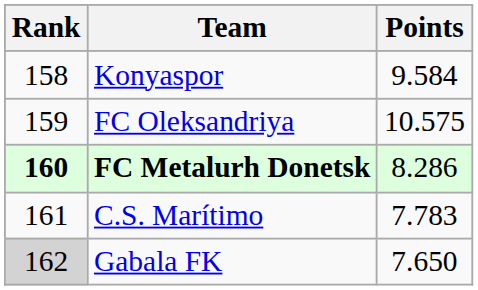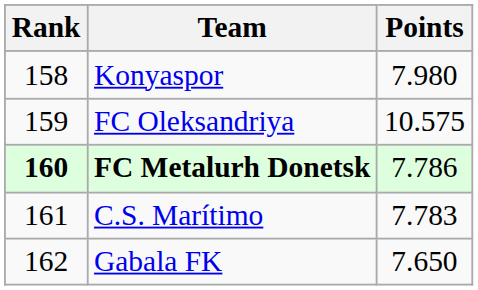(424, 74) 9.584 -> (424, 74) 7.980
(424, 167) 8.286 -> (424, 167) 7.786
(46, 261) lightgrey background -> (46, 261) no background
